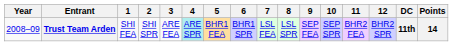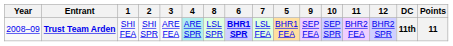columns swapped: (217, 11) <-> (289, 11)
(244, 29) normal -> (239, 29) bold
(432, 29) 14 -> (433, 29) 11
